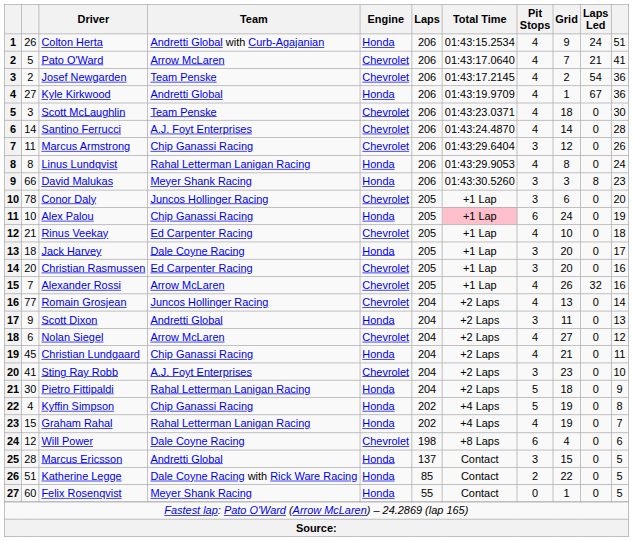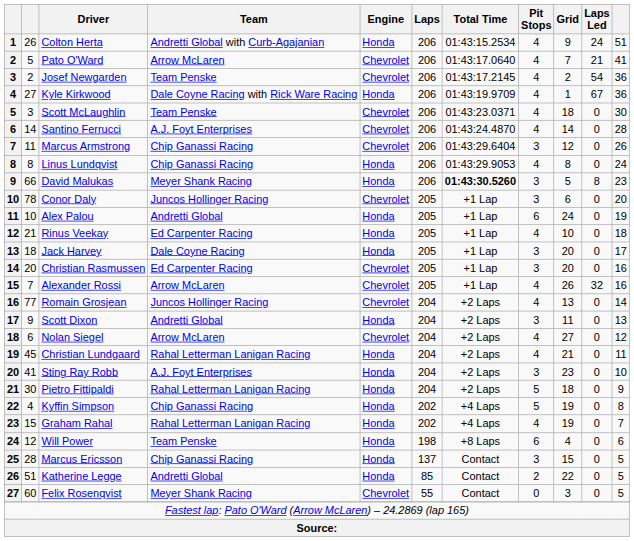(187, 95) Andretti Global -> (254, 95) Dale Coyne Racing with Rick Ware Racing
(230, 164) Rahal Letterman Lanigan Racing -> (202, 164) Chip Ganassi Racing
(480, 181) normal -> (480, 181) bold
(567, 181) 3 -> (568, 181) 5
(202, 216) Chip Ganassi Racing -> (187, 216) Andretti Global
(480, 216) pink background -> (480, 216) no background
(386, 233) Chevrolet -> (378, 233) Honda
(202, 355) Chip Ganassi Racing -> (230, 355) Rahal Letterman Lanigan Racing
(386, 372) Chevrolet -> (378, 372) Honda
(198, 441) Dale Coyne Racing -> (184, 441) Team Penske
(386, 441) Chevrolet -> (378, 441) Honda
(187, 459) Andretti Global -> (202, 459) Chip Ganassi Racing
(254, 476) Dale Coyne Racing with Rick Ware Racing -> (187, 476) Andretti Global
(378, 493) Honda -> (386, 493) Chevrolet
(567, 493) 1 -> (568, 493) 3
